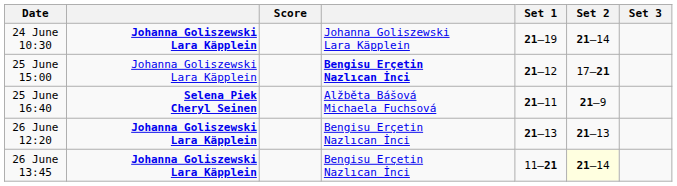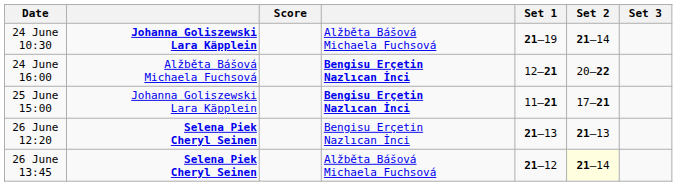(387, 38) Johanna Goliszewski Lara Käpplein -> (380, 38) Alžběta Bášová Michaela Fuchsová
+ row: (35, 70)
(541, 70) 21–12 -> (541, 102) 11–21
- row: (35, 102)
(194, 133) Johanna Goliszewski Lara Käpplein -> (214, 133) Selena Piek Cheryl Seinen
(194, 165) Johanna Goliszewski Lara Käpplein -> (214, 165) Selena Piek Cheryl Seinen
(373, 165) Bengisu Erçetin Nazlıcan İnci -> (380, 165) Alžběta Bášová Michaela Fuchsová
(541, 165) 11–21 -> (541, 165) 21–12
